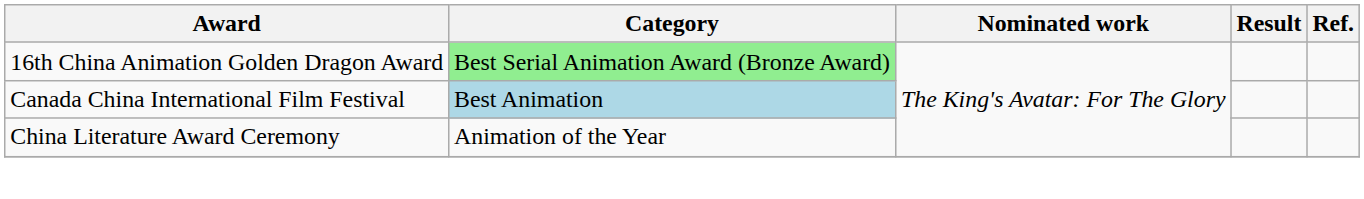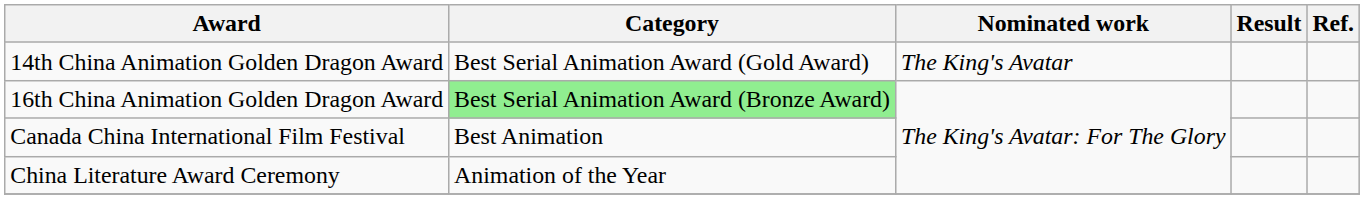+ row: (227, 61)
(529, 99) lightblue background -> (529, 136) no background
